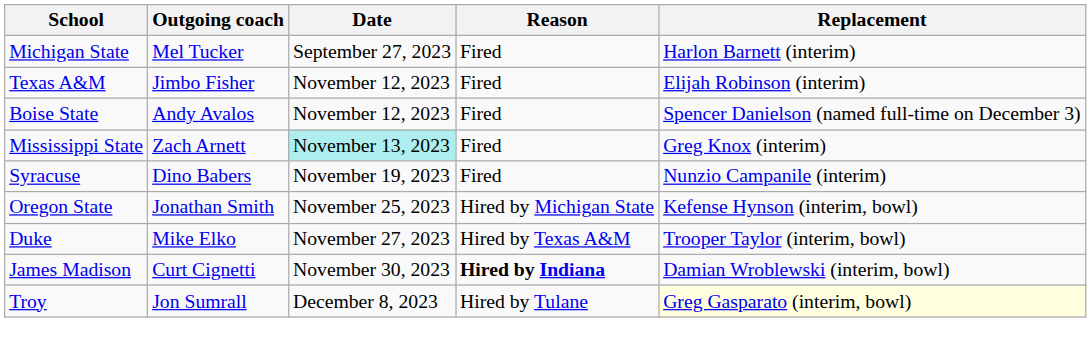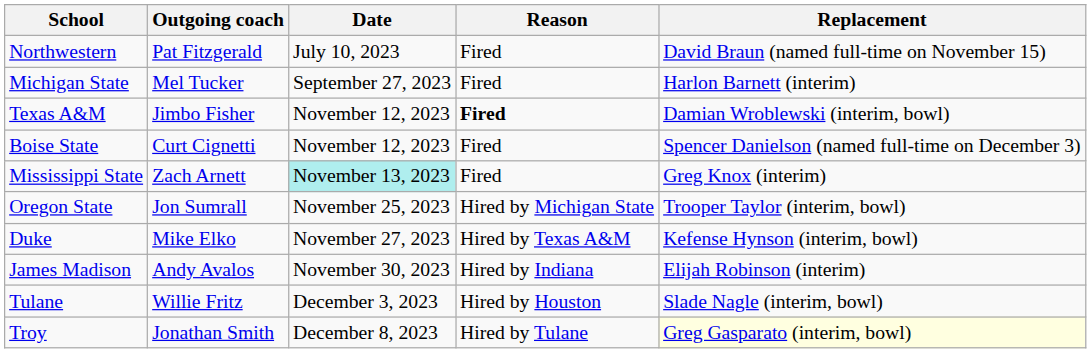+ row: (63, 51)
(481, 82) normal -> (483, 113) bold
(764, 82) Elijah Robinson (interim) -> (806, 113) Damian Wroblewski (interim, bowl)
(203, 113) Andy Avalos -> (204, 144) Curt Cignetti
- row: (45, 176)
(213, 207) Jonathan Smith -> (199, 207) Jon Sumrall
(790, 207) Kefense Hynson (interim, bowl) -> (784, 207) Trooper Taylor (interim, bowl)
(784, 238) Trooper Taylor (interim, bowl) -> (790, 238) Kefense Hynson (interim, bowl)
(204, 269) Curt Cignetti -> (203, 269) Andy Avalos
(533, 269) bold -> (527, 269) normal
(806, 269) Damian Wroblewski (interim, bowl) -> (764, 269) Elijah Robinson (interim)
+ row: (36, 301)
(199, 301) Jon Sumrall -> (213, 332) Jonathan Smith
